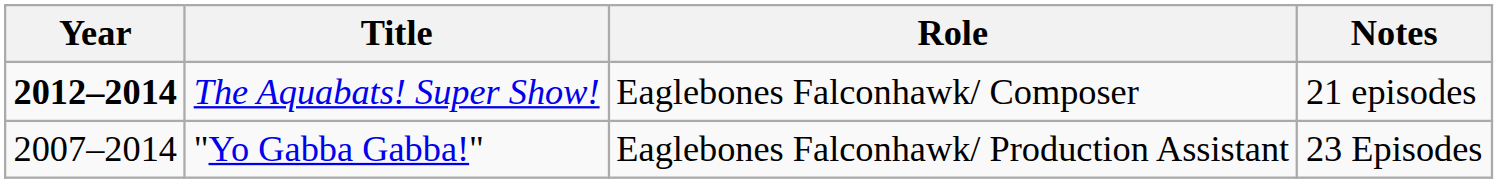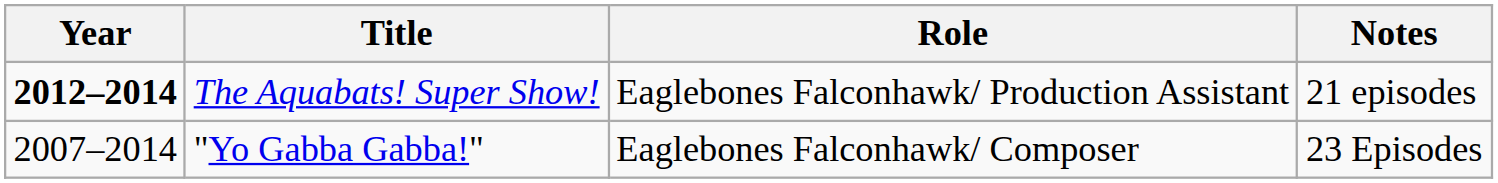(878, 90) Eaglebones Falconhawk/ Composer -> (953, 90) Eaglebones Falconhawk/ Production Assistant
(953, 148) Eaglebones Falconhawk/ Production Assistant -> (878, 148) Eaglebones Falconhawk/ Composer
